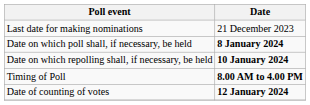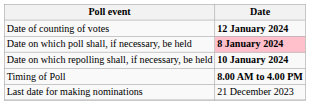rows swapped: (75, 28) <-> (58, 92)
(250, 44) no background -> (250, 44) pink background
